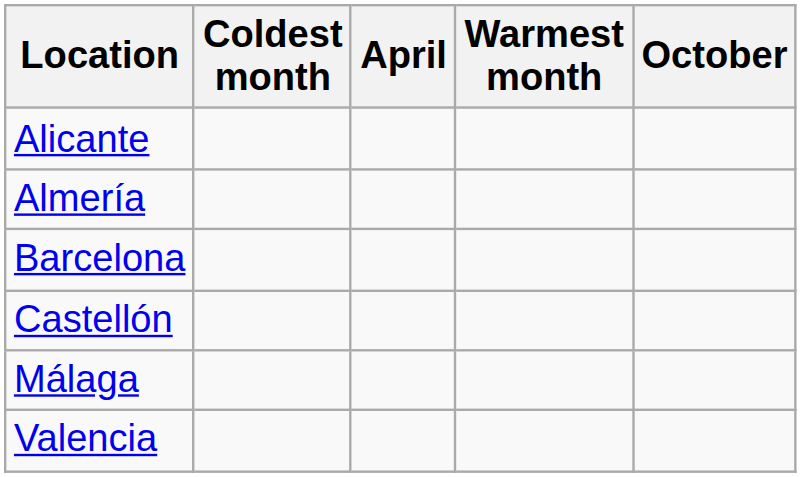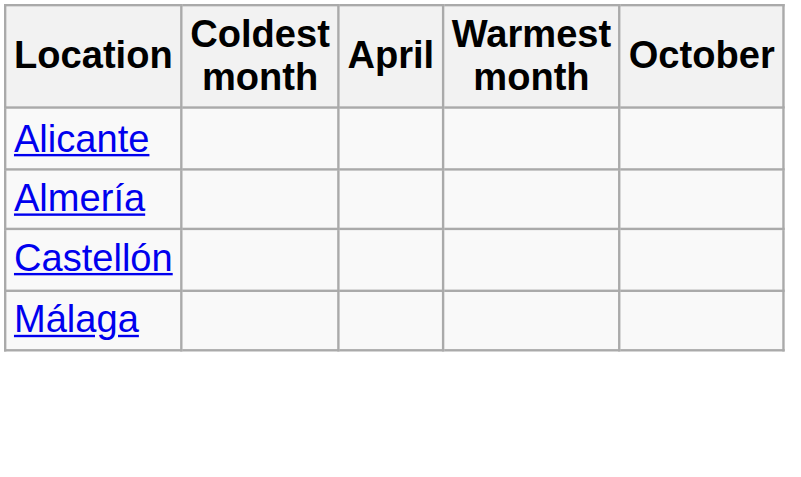- row: (100, 258)
- row: (86, 439)
